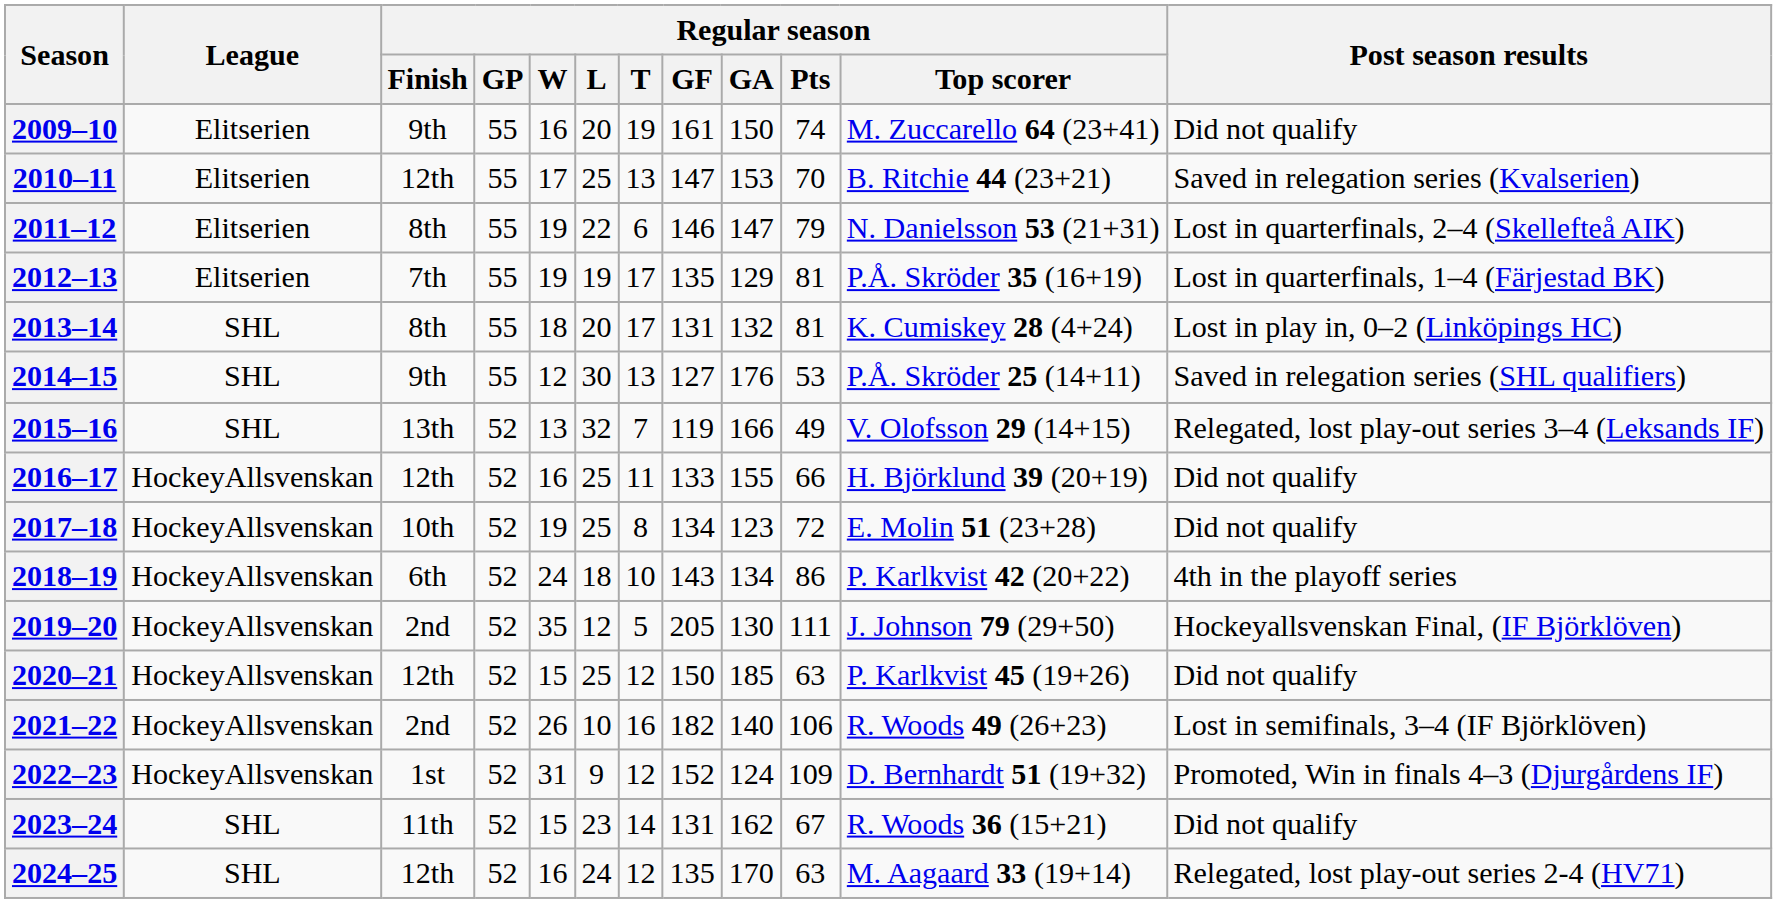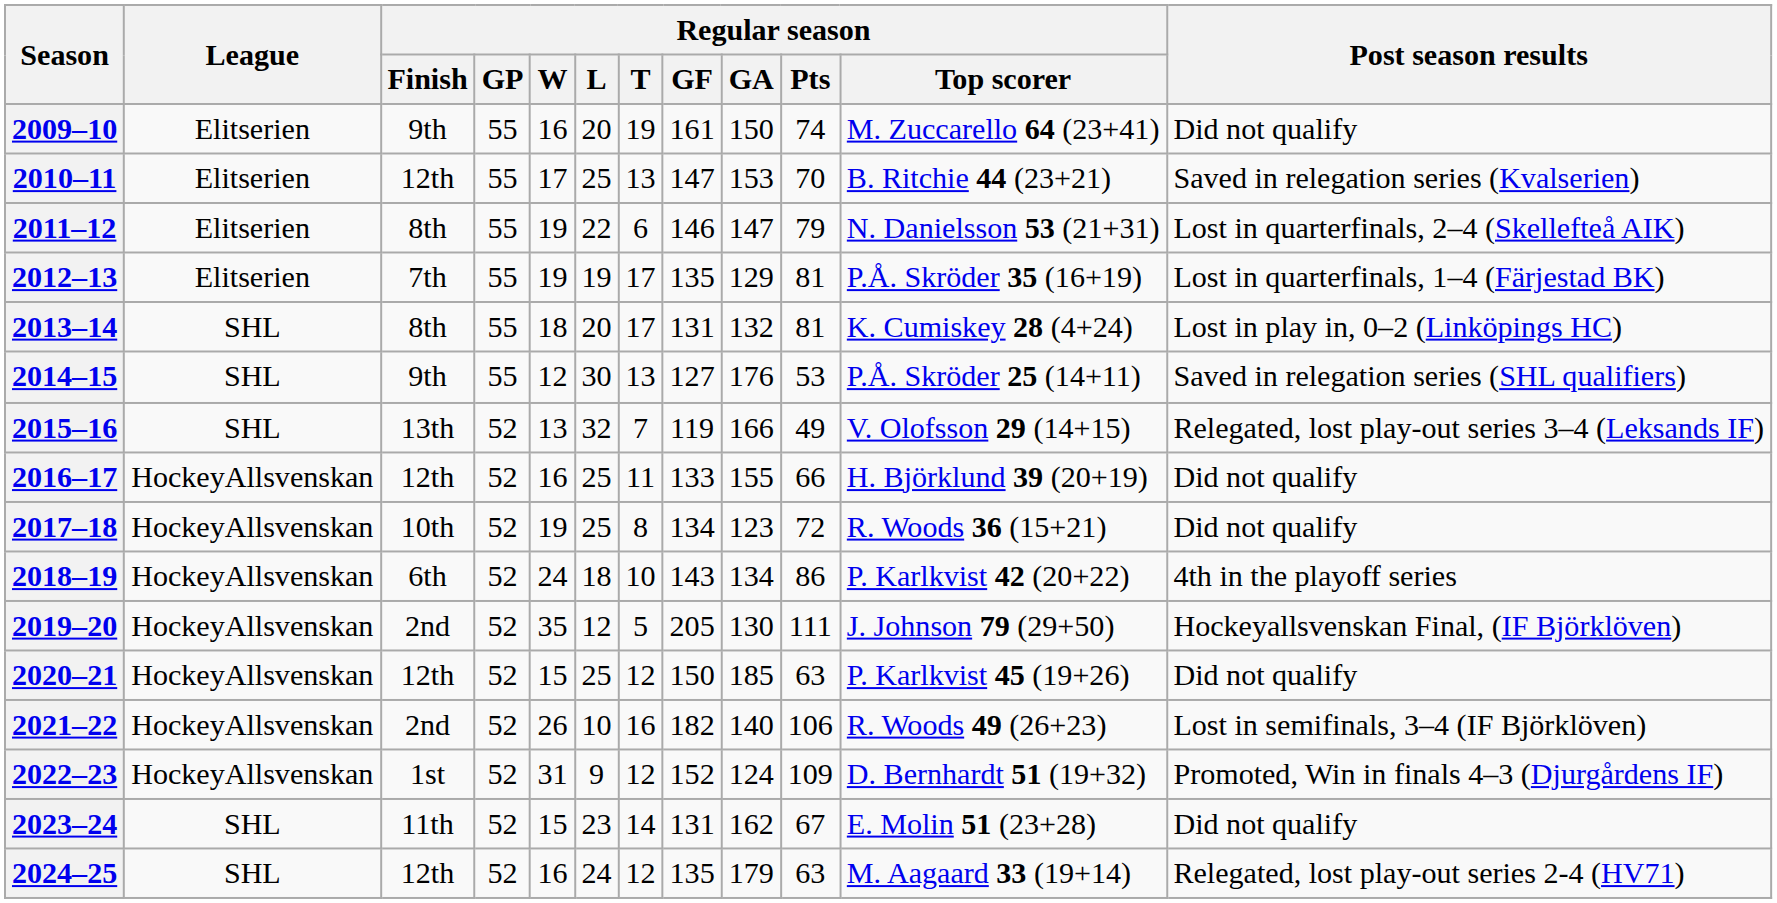(971, 525) E. Molin 51 (23+28) -> (977, 525) R. Woods 36 (15+21)
(977, 823) R. Woods 36 (15+21) -> (971, 823) E. Molin 51 (23+28)
(751, 873) 170 -> (751, 873) 179
